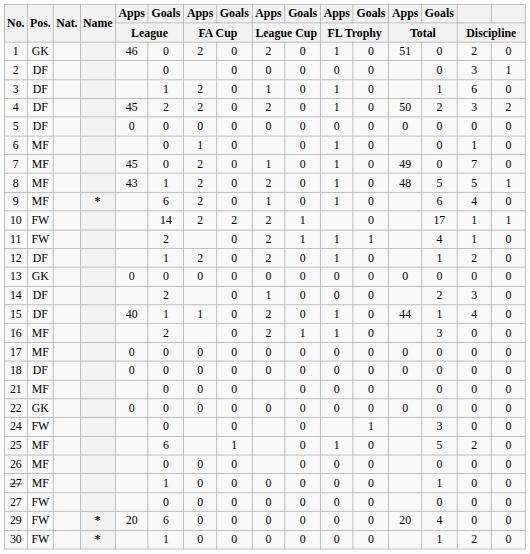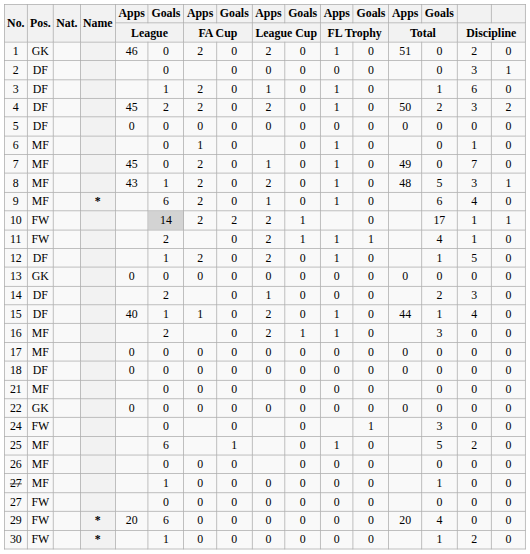(474, 182) 5 -> (474, 182) 3
(166, 220) no background -> (166, 220) lightgrey background
(474, 257) 2 -> (474, 257) 5
